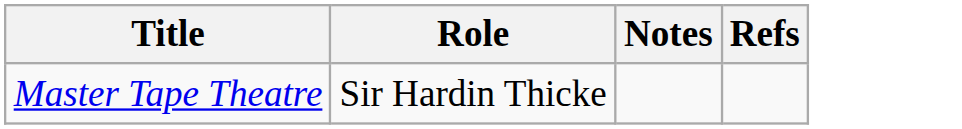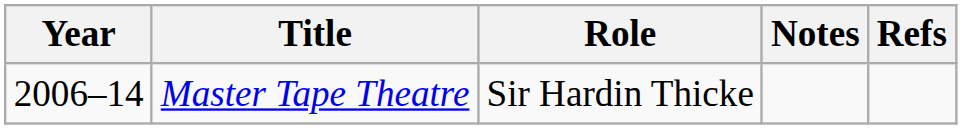+ column: (79, 33)
